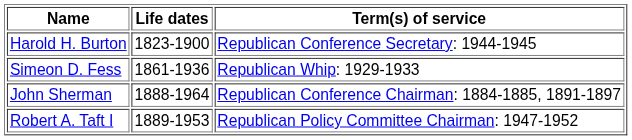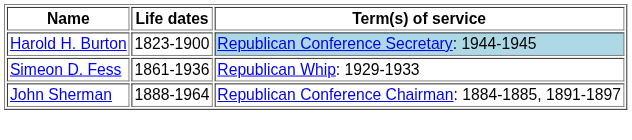(377, 44) no background -> (377, 44) lightblue background
- row: (62, 120)
